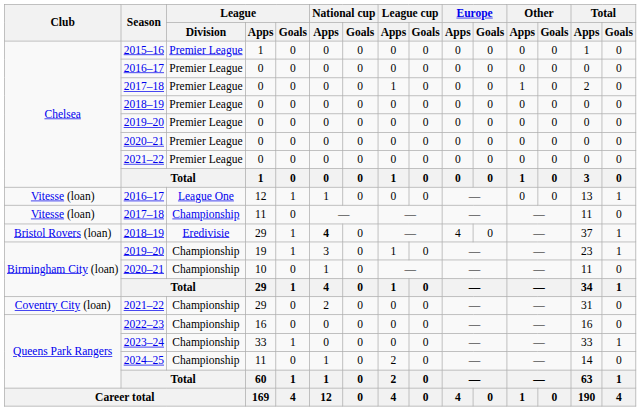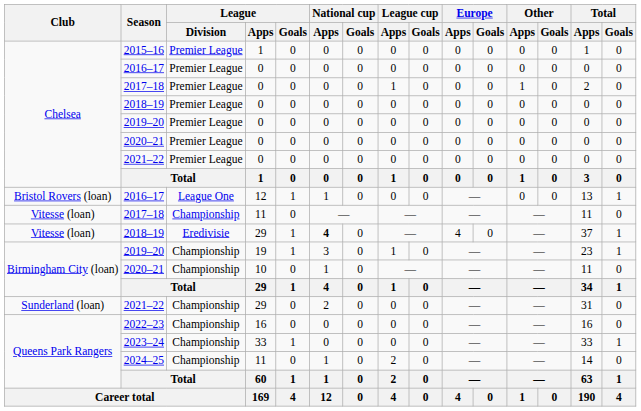(63, 196) Vitesse (loan) -> (63, 196) Bristol Rovers (loan)
(63, 232) Bristol Rovers (loan) -> (63, 232) Vitesse (loan)
(63, 305) Coventry City (loan) -> (63, 305) Sunderland (loan)
